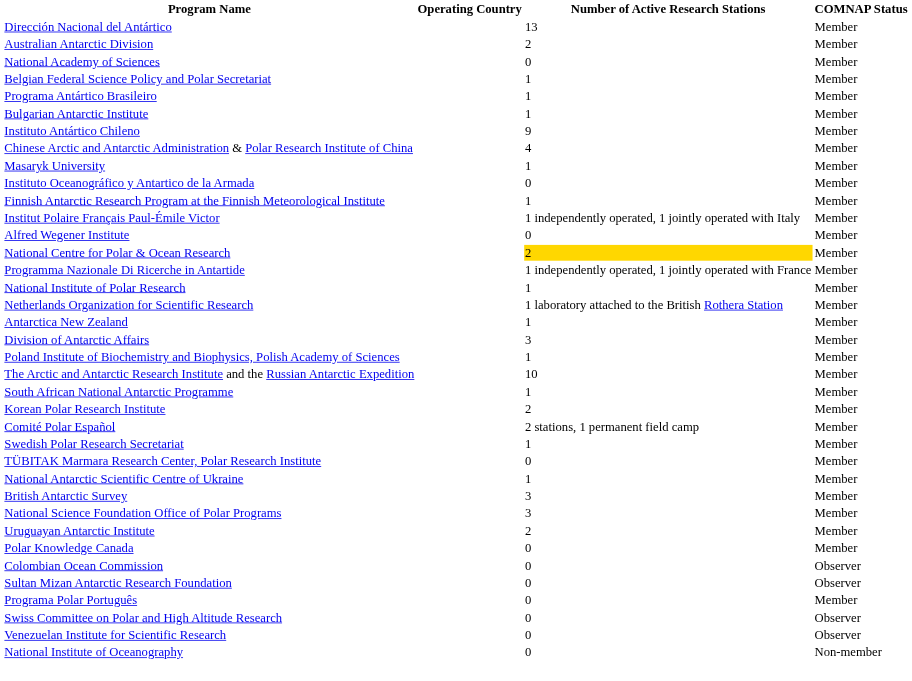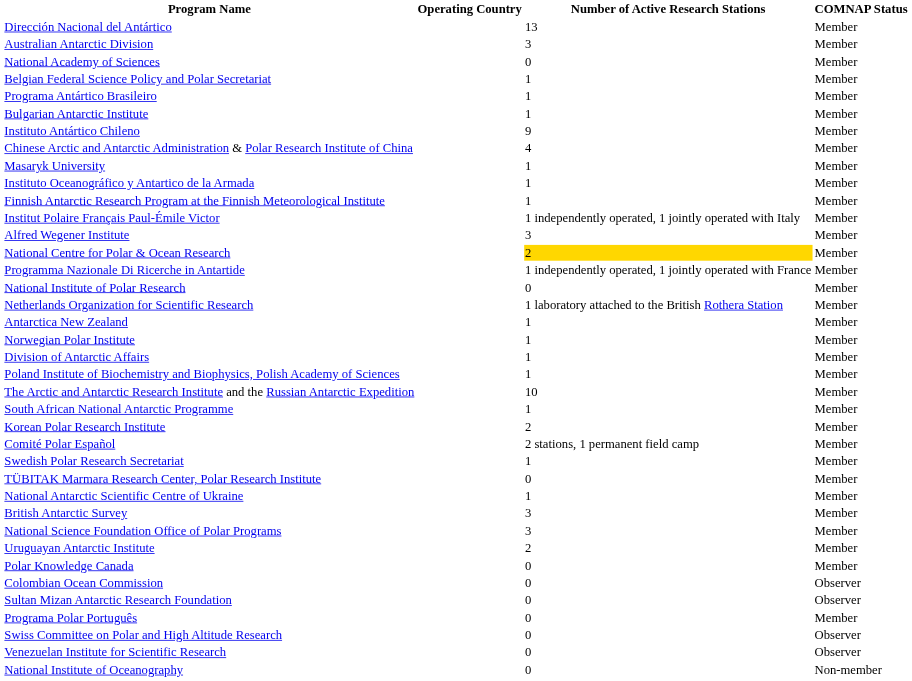(528, 44) 2 -> (528, 44) 3
(528, 183) 0 -> (528, 183) 1
(528, 235) 0 -> (528, 235) 3
(528, 287) 1 -> (528, 287) 0
+ row: (70, 339)
(528, 339) 3 -> (528, 357) 1
